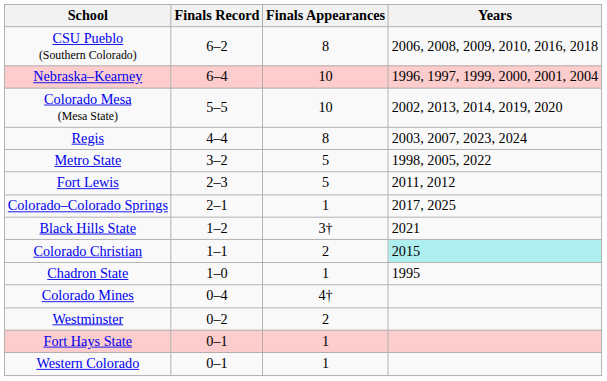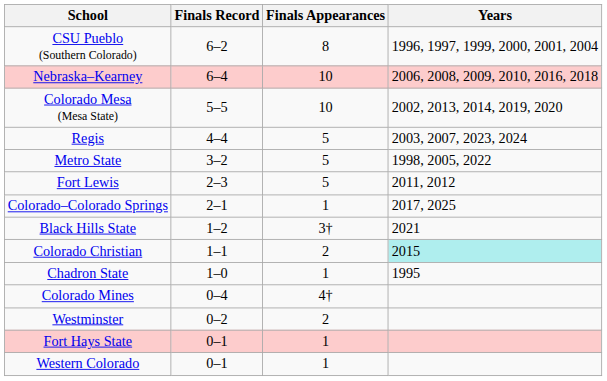(495, 46) 2006, 2008, 2009, 2010, 2016, 2018 -> (495, 46) 1996, 1997, 1999, 2000, 2001, 2004
(495, 76) 1996, 1997, 1999, 2000, 2001, 2004 -> (495, 76) 2006, 2008, 2009, 2010, 2016, 2018
(326, 138) 8 -> (326, 138) 5
